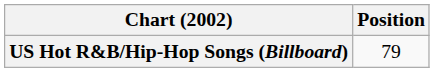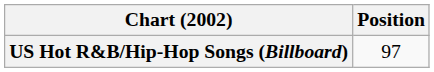(391, 51) 79 -> (391, 51) 97
